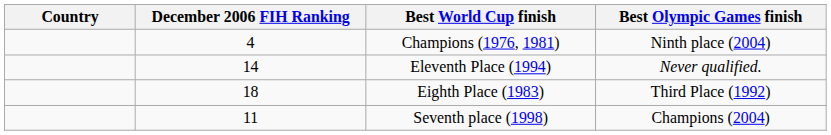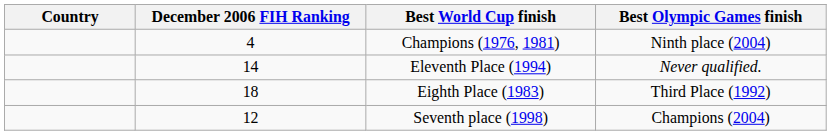(251, 117) 11 -> (251, 117) 12
